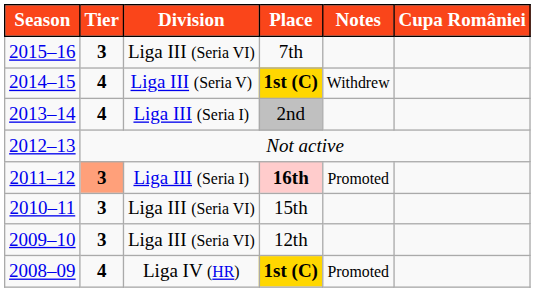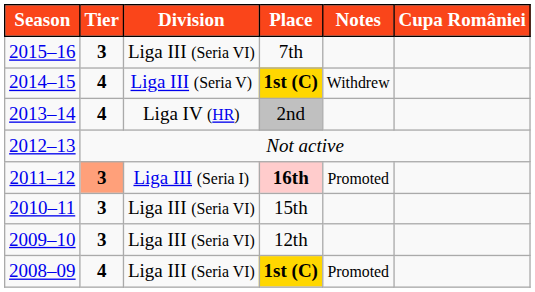(191, 114) Liga III (Seria I) -> (191, 114) Liga IV (HR)
(191, 271) Liga IV (HR) -> (191, 271) Liga III (Seria VI)
